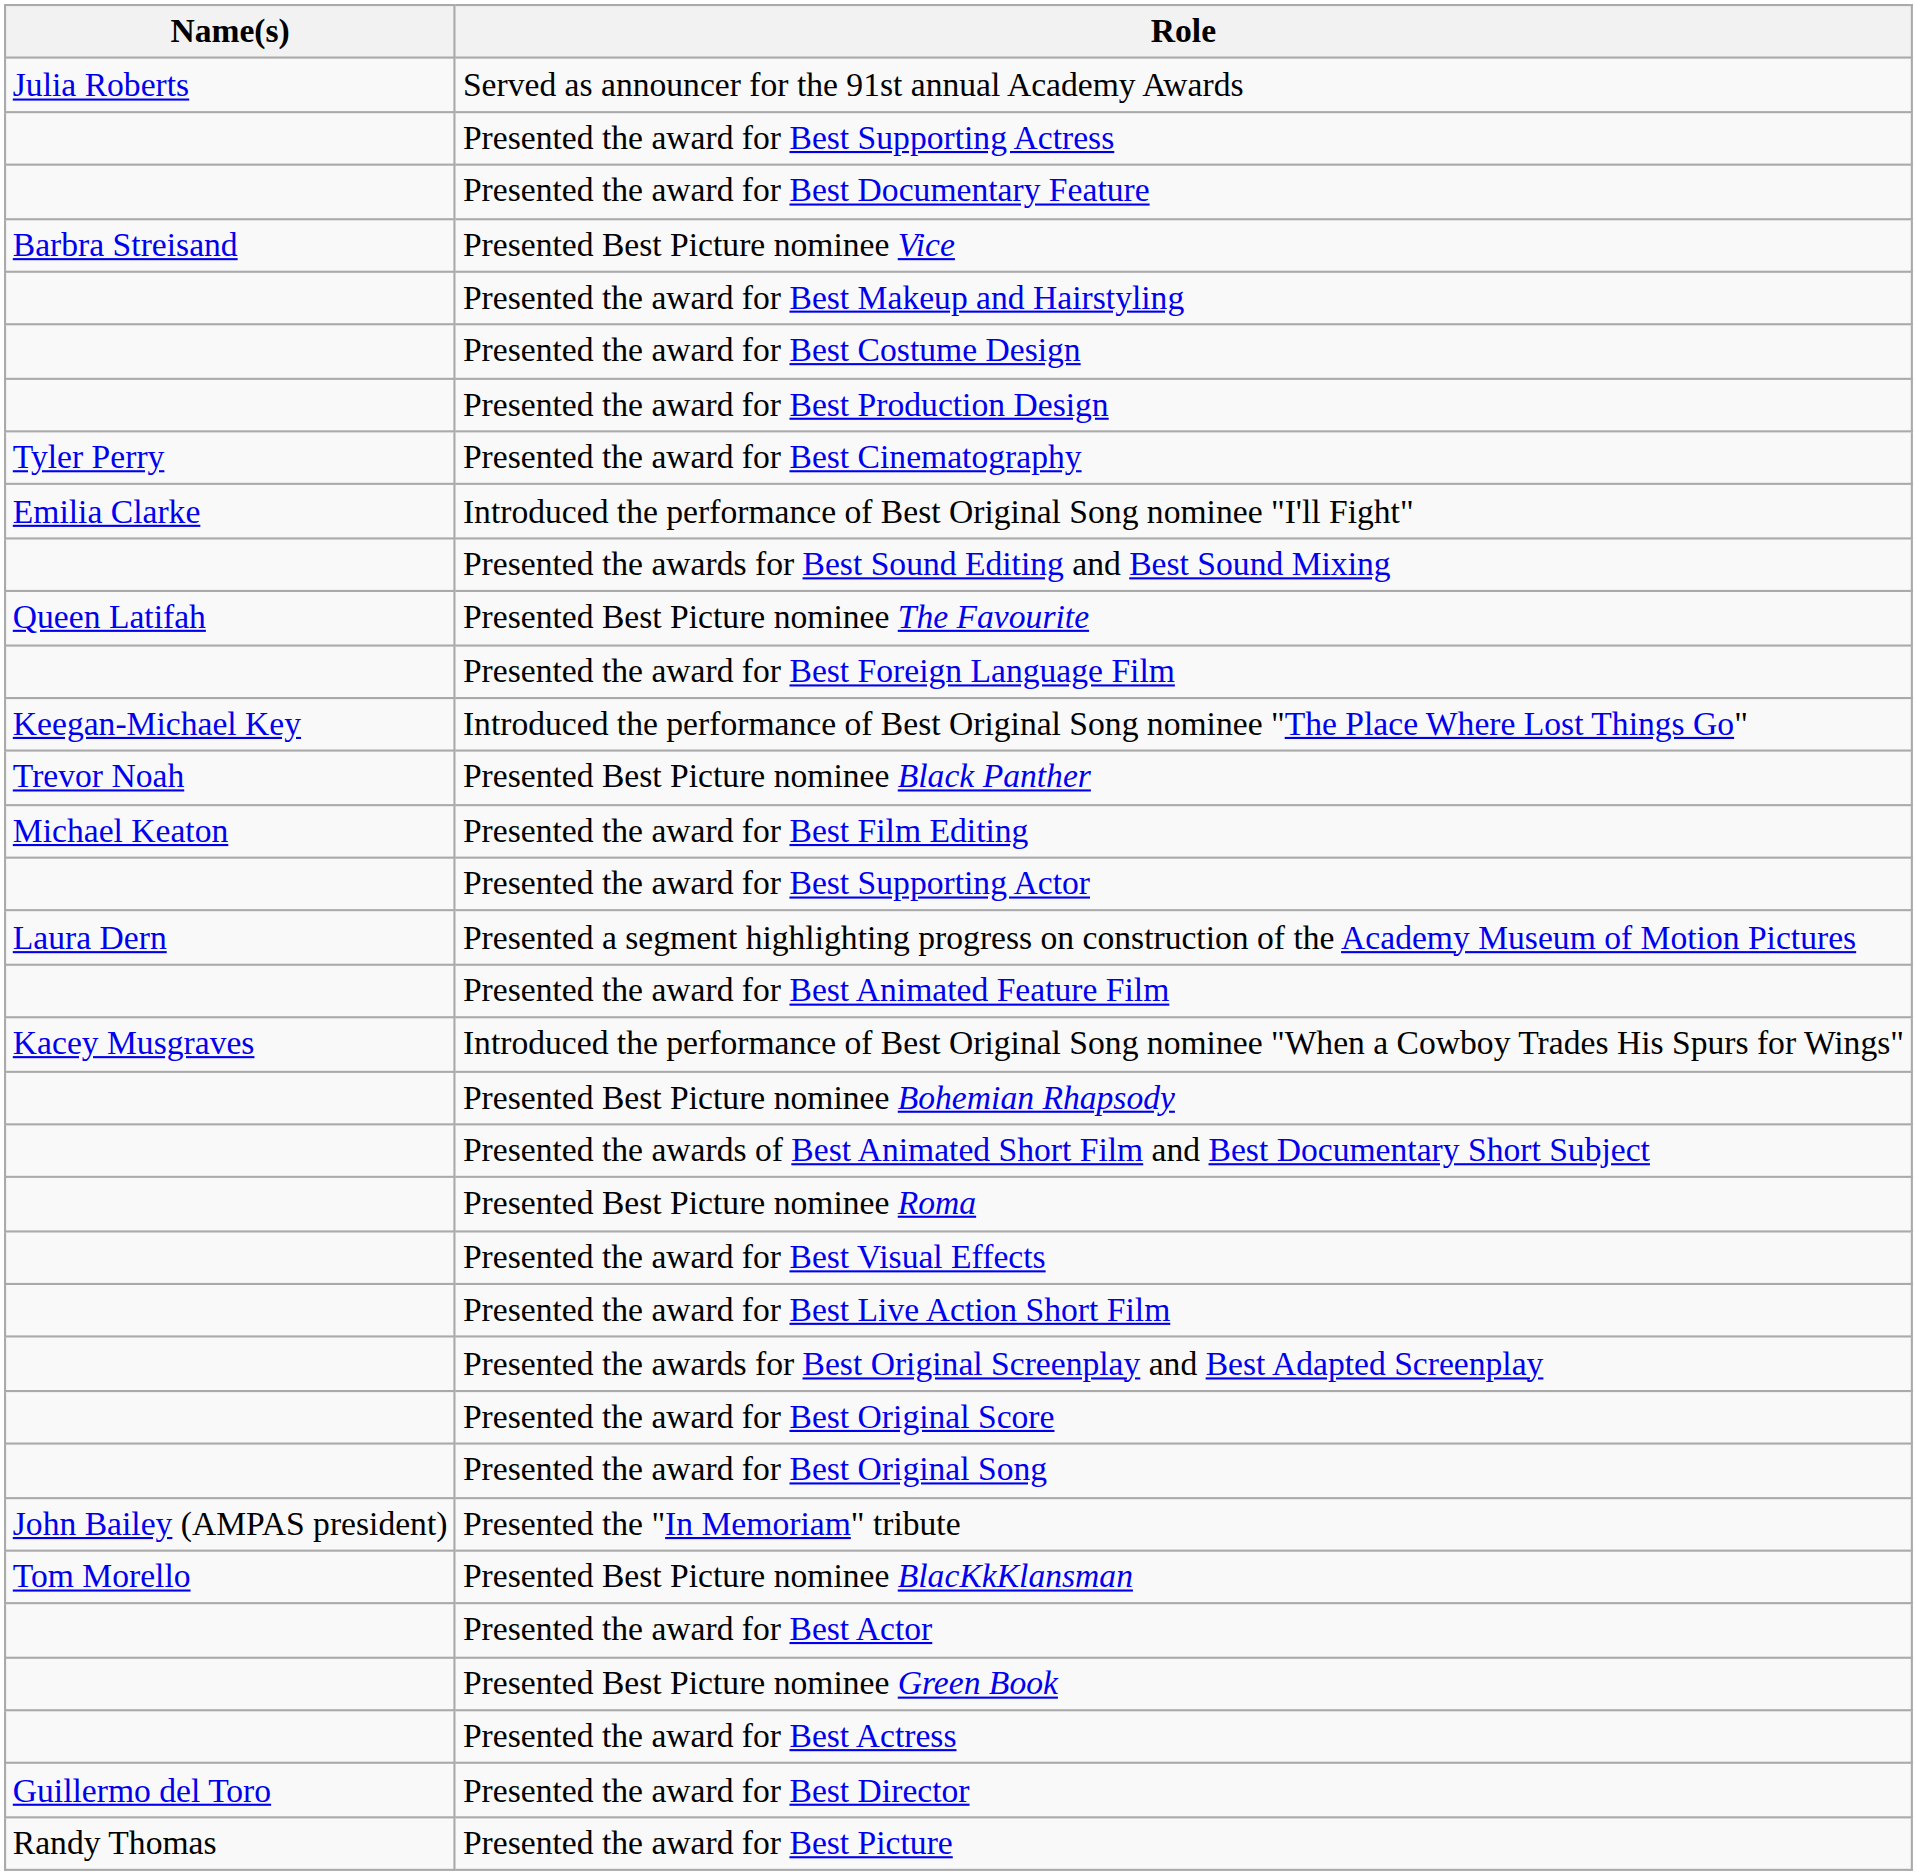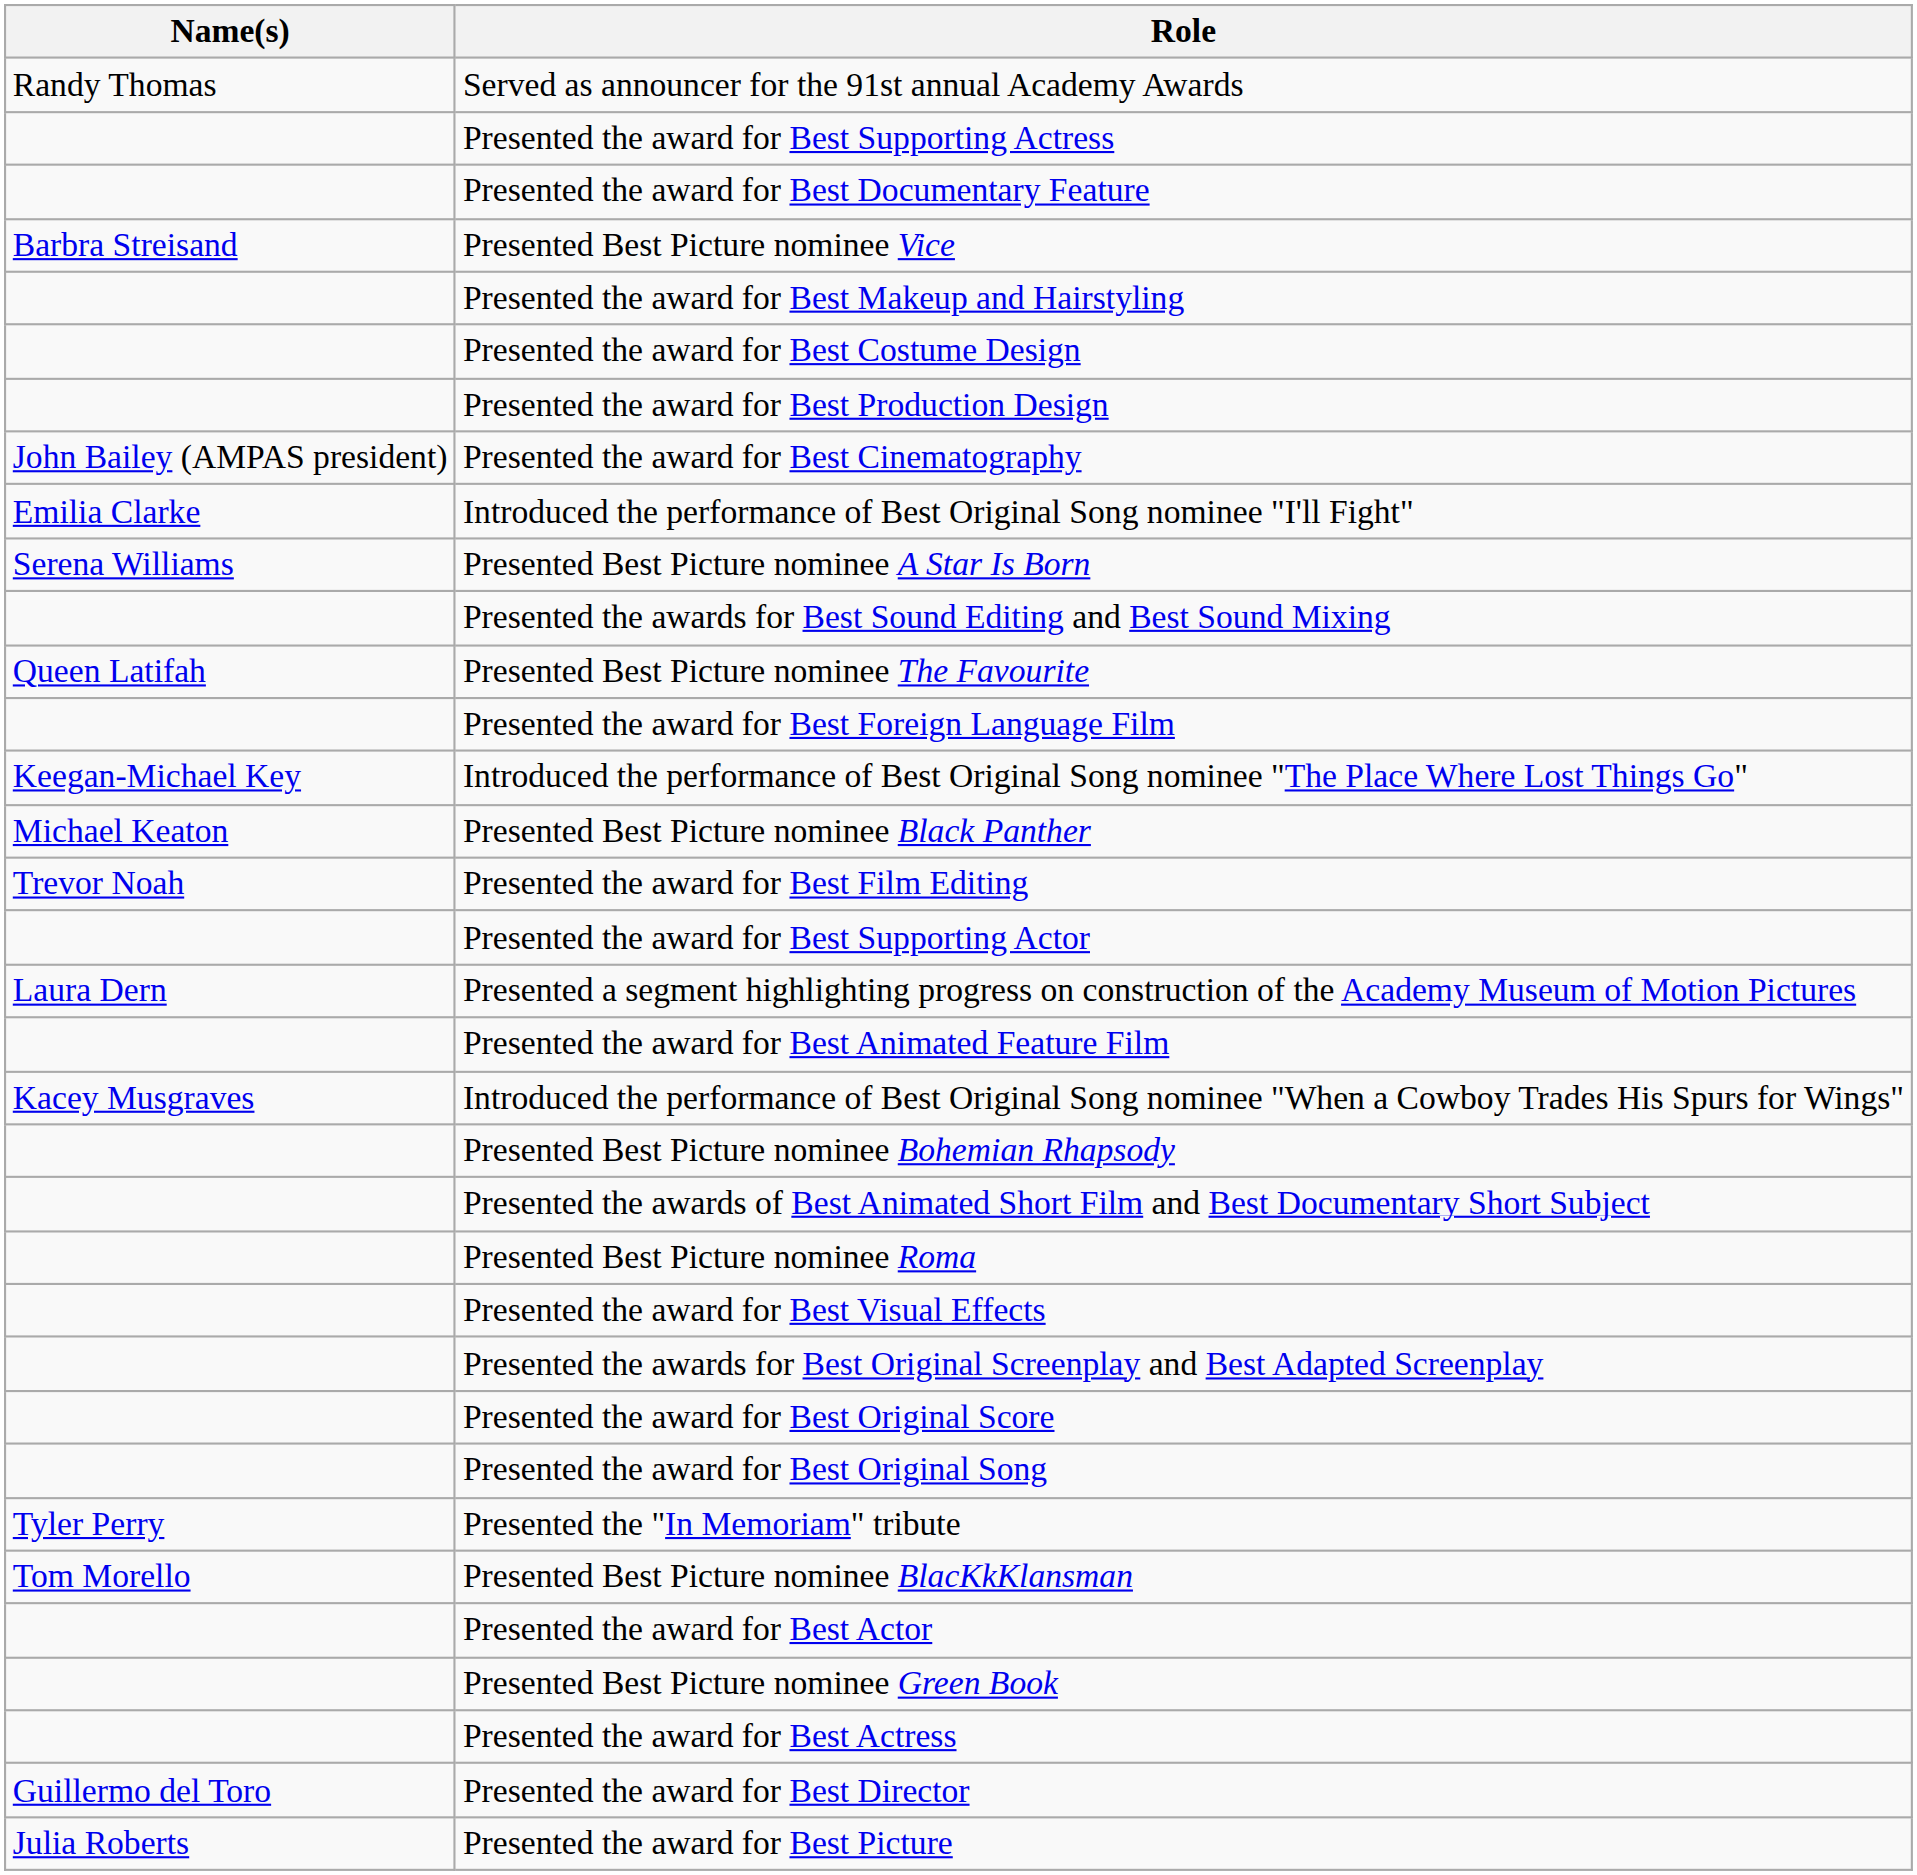(101, 84) Julia Roberts -> (115, 84) Randy Thomas
(89, 457) Tyler Perry -> (230, 457) John Bailey (AMPAS president)
+ row: (777, 564)
(98, 777) Trevor Noah -> (121, 830) Michael Keaton
(121, 830) Michael Keaton -> (98, 883) Trevor Noah
- row: (817, 1310)
(230, 1523) John Bailey (AMPAS president) -> (89, 1523) Tyler Perry
(115, 1842) Randy Thomas -> (101, 1842) Julia Roberts
